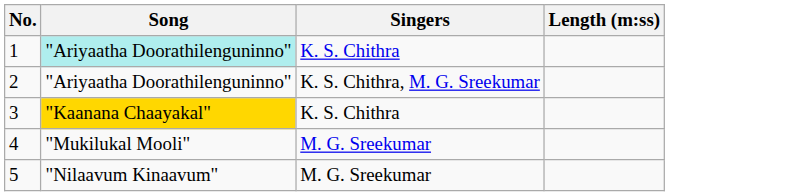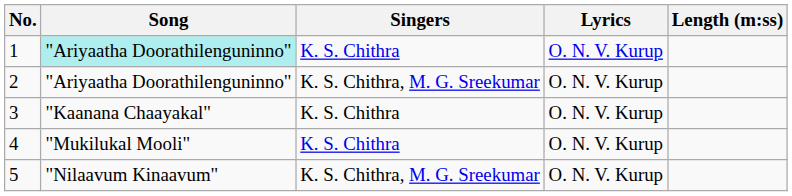+ column: (606, 20)
(128, 113) gold background -> (128, 113) no background
(366, 144) M. G. Sreekumar -> (350, 144) K. S. Chithra
(366, 175) M. G. Sreekumar -> (420, 175) K. S. Chithra, M. G. Sreekumar
